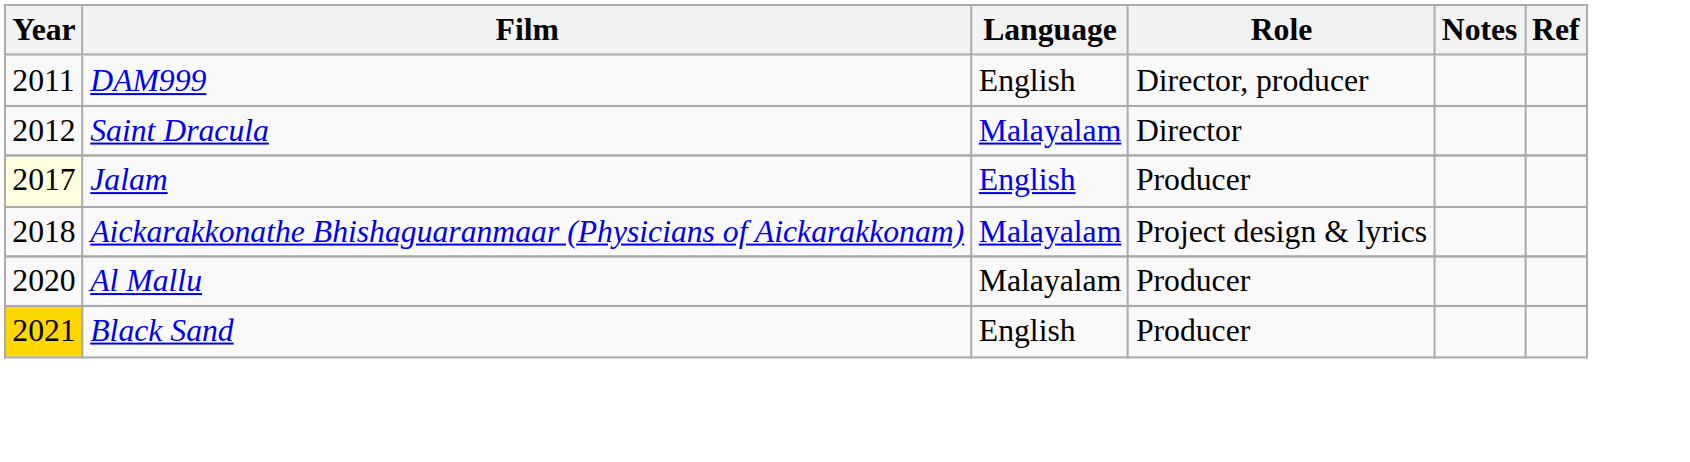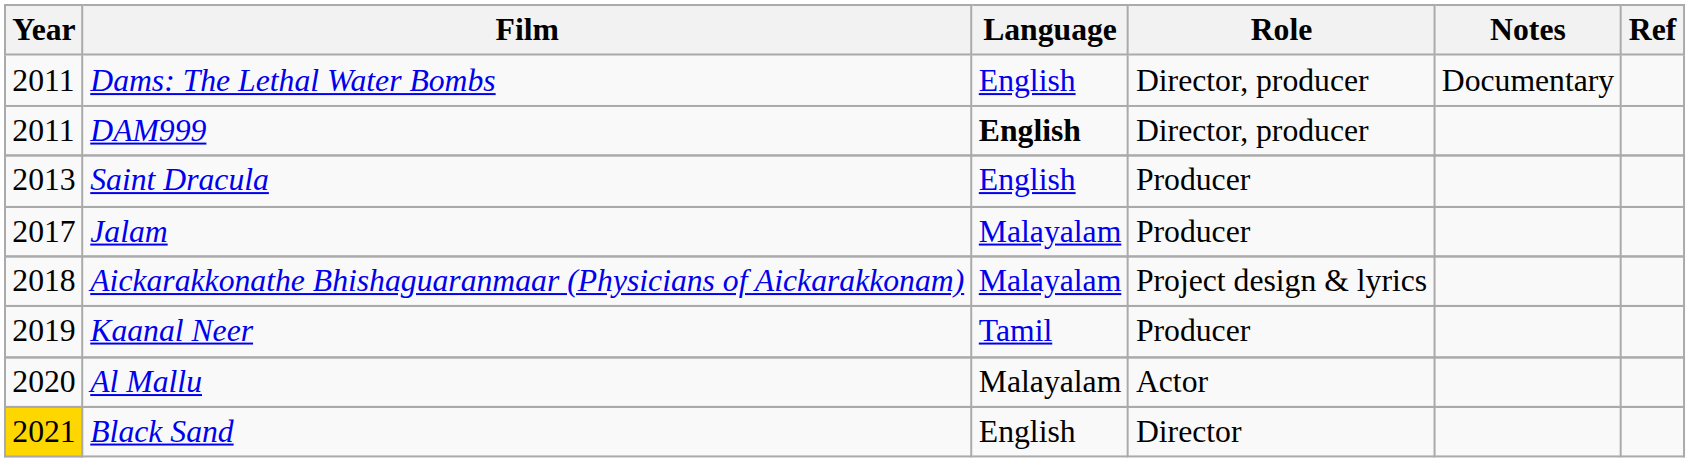+ row: (293, 79)
(1027, 79) normal -> (1030, 130) bold
(44, 130) 2012 -> (44, 180) 2013
(1050, 130) Malayalam -> (1027, 180) English
(1189, 130) Director -> (1193, 180) Producer
(44, 180) lightyellow background -> (44, 230) no background
(1027, 180) English -> (1050, 230) Malayalam
+ row: (172, 331)
(1193, 280) Producer -> (1172, 381) Actor
(1193, 331) Producer -> (1189, 431) Director
